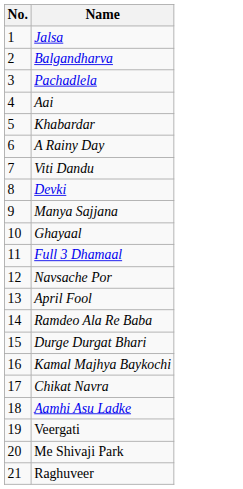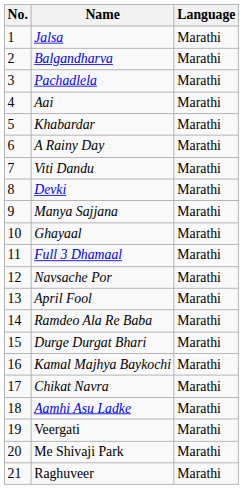+ column: (206, 15)
